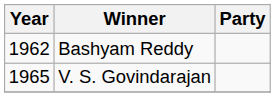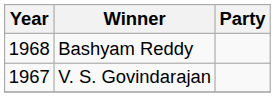(29, 48) 1962 -> (29, 48) 1968
(29, 77) 1965 -> (29, 77) 1967
